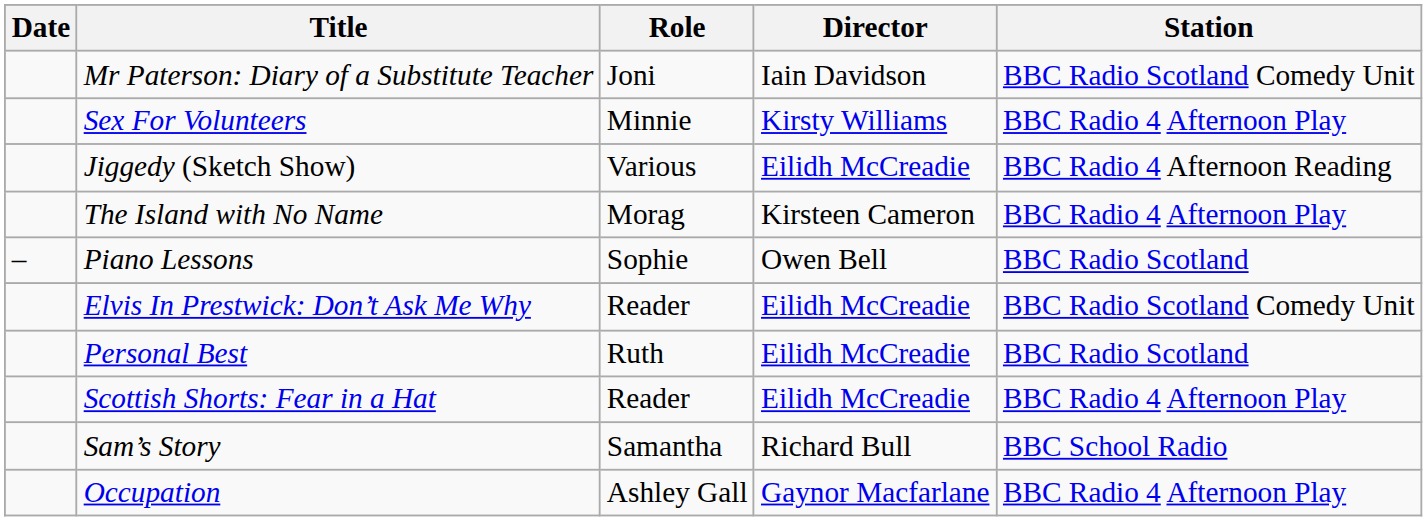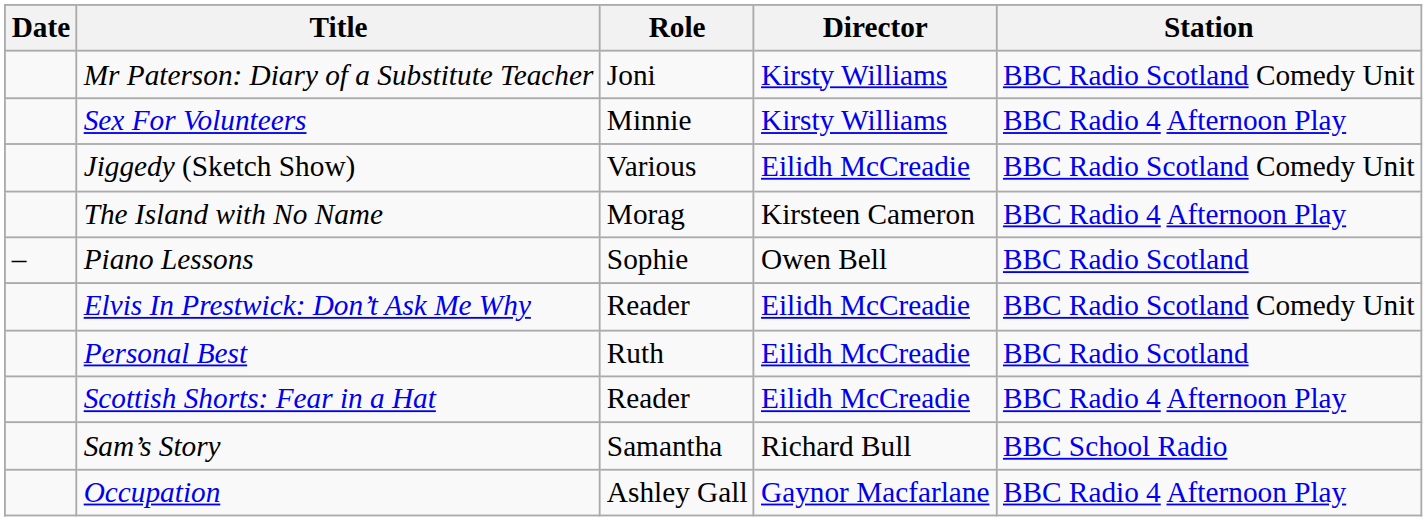(844, 74) Iain Davidson -> (854, 74) Kirsty Williams
(1197, 167) BBC Radio 4 Afternoon Reading -> (1209, 167) BBC Radio Scotland Comedy Unit
